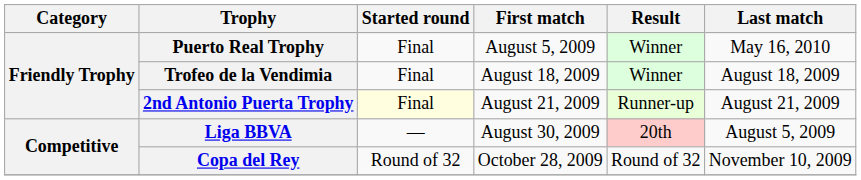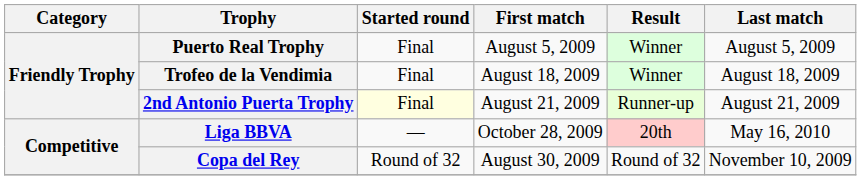(780, 47) May 16, 2010 -> (780, 47) August 5, 2009
(540, 132) August 30, 2009 -> (540, 132) October 28, 2009
(780, 132) August 5, 2009 -> (780, 132) May 16, 2010
(540, 160) October 28, 2009 -> (540, 160) August 30, 2009
